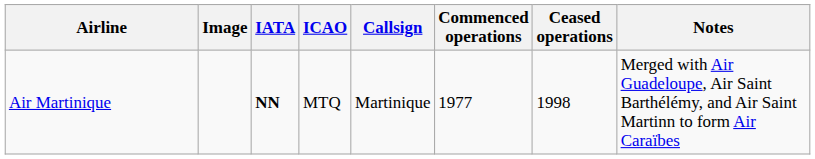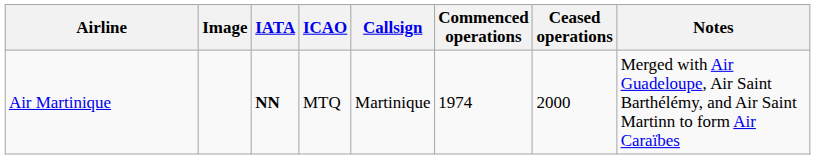(455, 102) 1977 -> (455, 102) 1974
(553, 102) 1998 -> (553, 102) 2000
